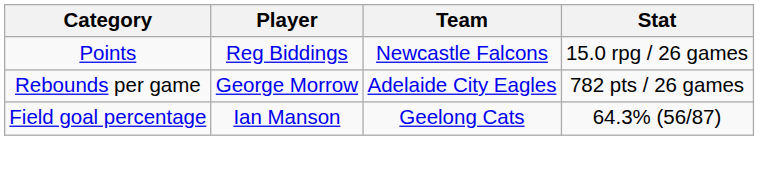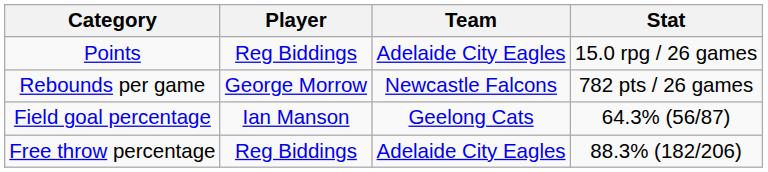(462, 53) Newcastle Falcons -> (471, 53) Adelaide City Eagles
(462, 85) Adelaide City Eagles -> (471, 85) Newcastle Falcons
+ row: (112, 150)
